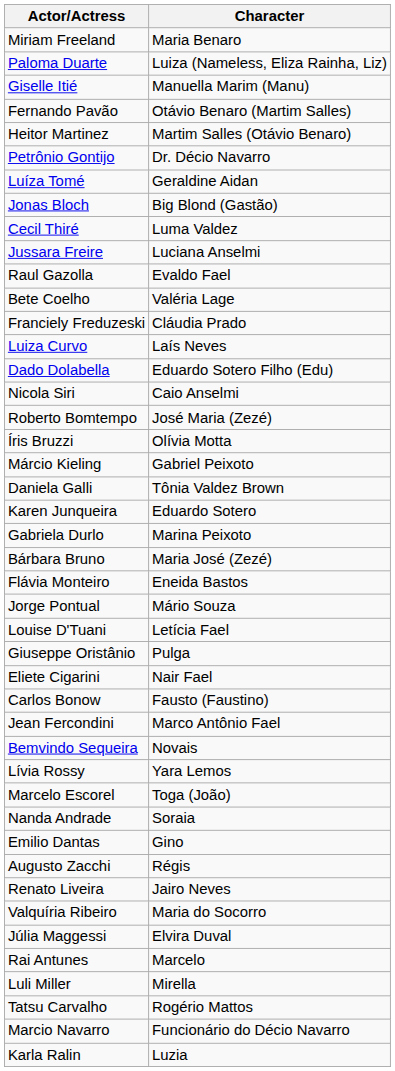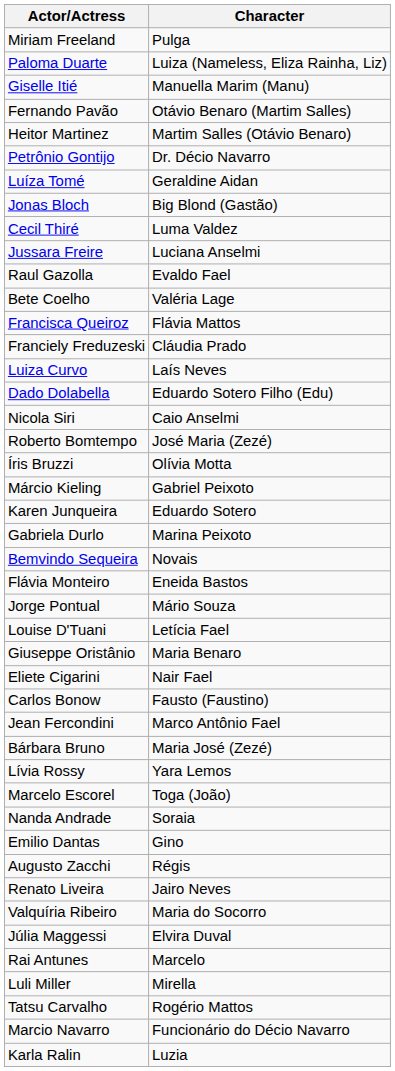(197, 39) Maria Benaro -> (171, 39) Pulga
+ row: (68, 323)
- row: (50, 488)
rows swapped: (56, 559) <-> (73, 747)
(171, 653) Pulga -> (197, 653) Maria Benaro
